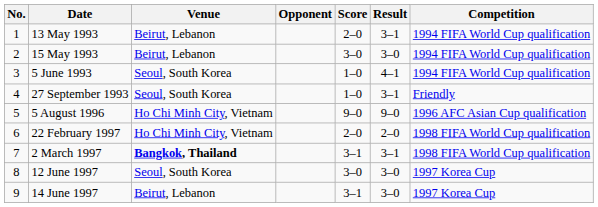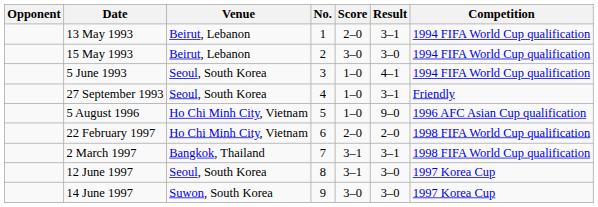columns swapped: (16, 14) <-> (305, 14)
(353, 113) 9–0 -> (353, 113) 1–0
(185, 152) bold -> (217, 152) normal
(353, 172) 3–0 -> (353, 172) 3–1
(175, 192) Beirut, Lebanon -> (221, 192) Suwon, South Korea
(353, 192) 3–1 -> (353, 192) 3–0
